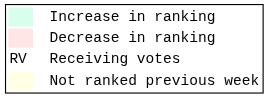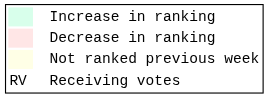rows swapped: (154, 81) <-> (115, 59)
